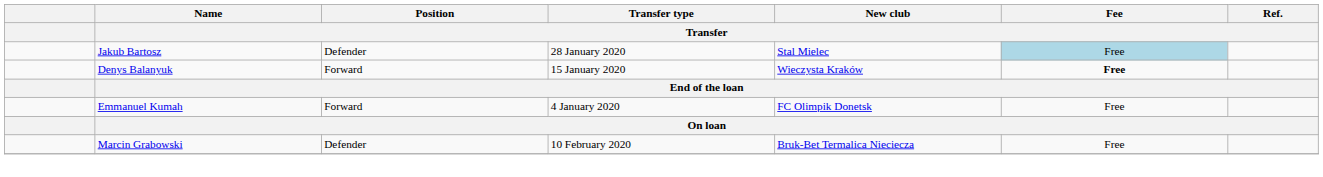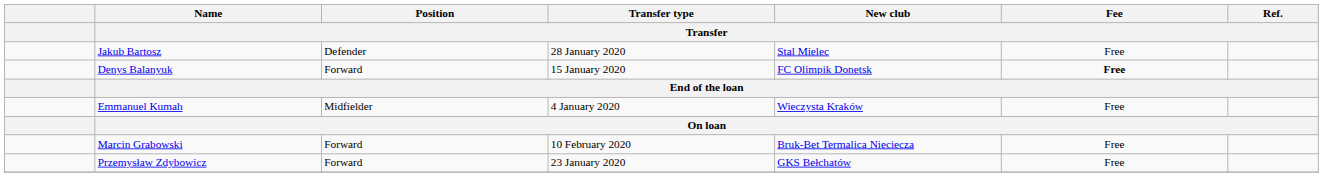(1114, 50) lightblue background -> (1114, 50) no background
(820, 69) Wieczysta Kraków -> (825, 69) FC Olimpik Donetsk
(343, 106) Forward -> (348, 106) Midfielder
(825, 106) FC Olimpik Donetsk -> (820, 106) Wieczysta Kraków
(345, 143) Defender -> (343, 143) Forward
+ row: (152, 162)
